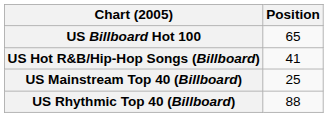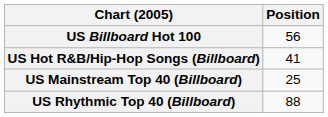(293, 36) 65 -> (293, 36) 56
